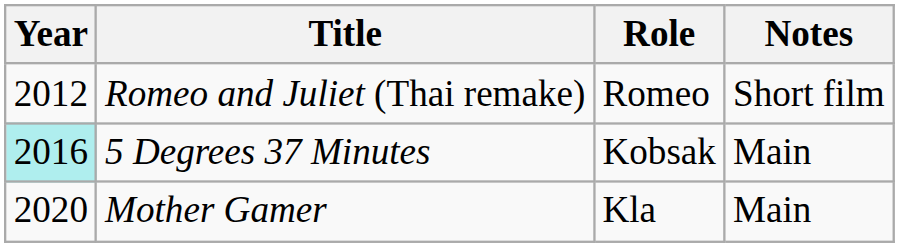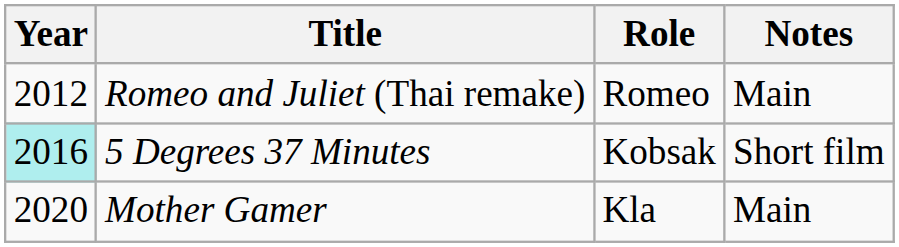(809, 92) Short film -> (772, 92) Main
(772, 151) Main -> (809, 151) Short film
